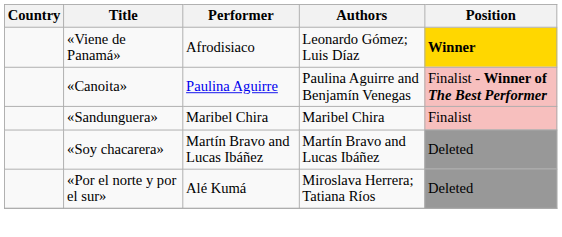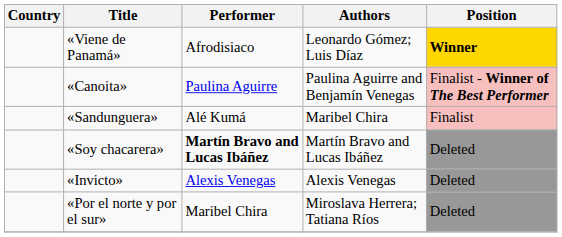(227, 118) Maribel Chira -> (216, 118) Alé Kumá
(238, 149) normal -> (242, 149) bold
+ row: (95, 180)
(216, 188) Alé Kumá -> (227, 211) Maribel Chira
